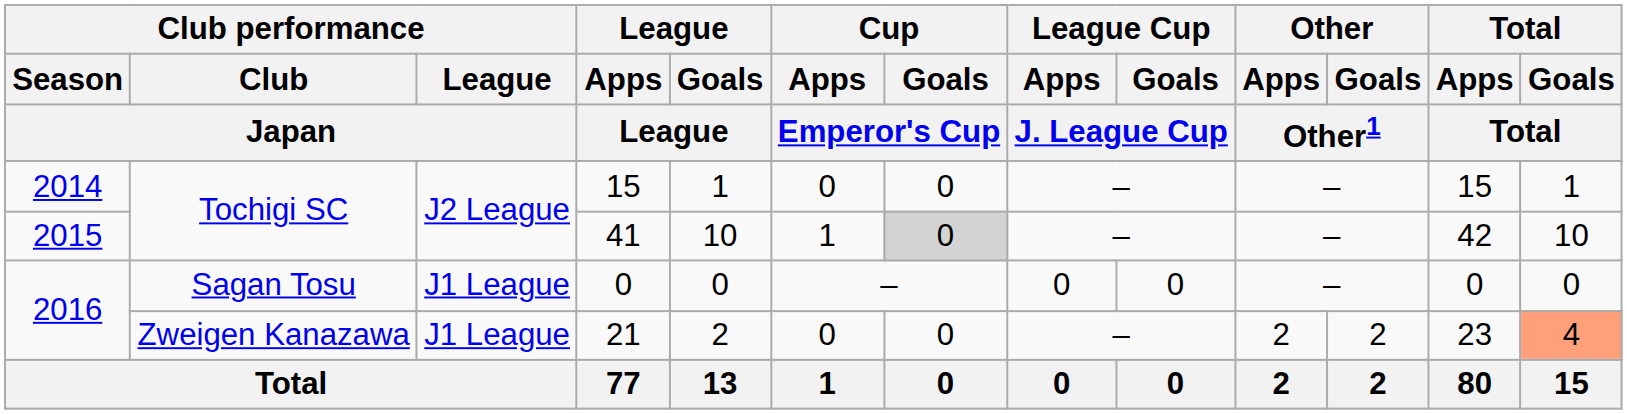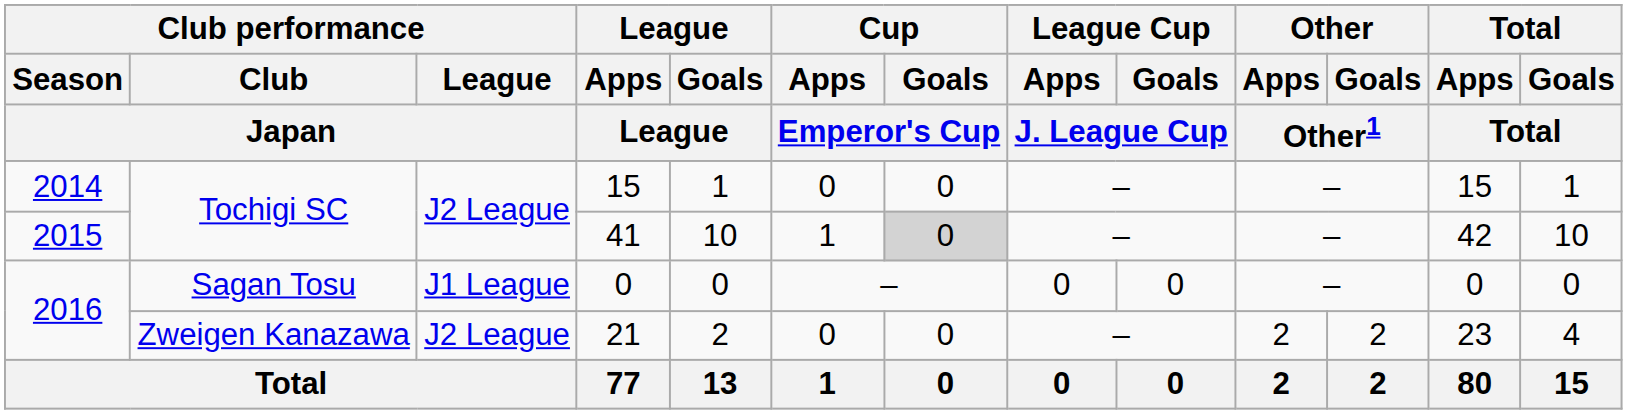(497, 334) J1 League -> (497, 334) J2 League
(1571, 334) lightsalmon background -> (1571, 334) no background
